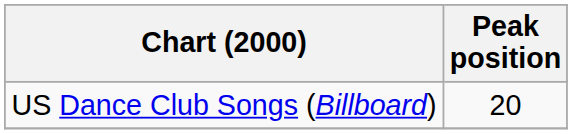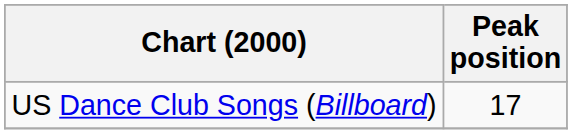(505, 104) 20 -> (505, 104) 17
